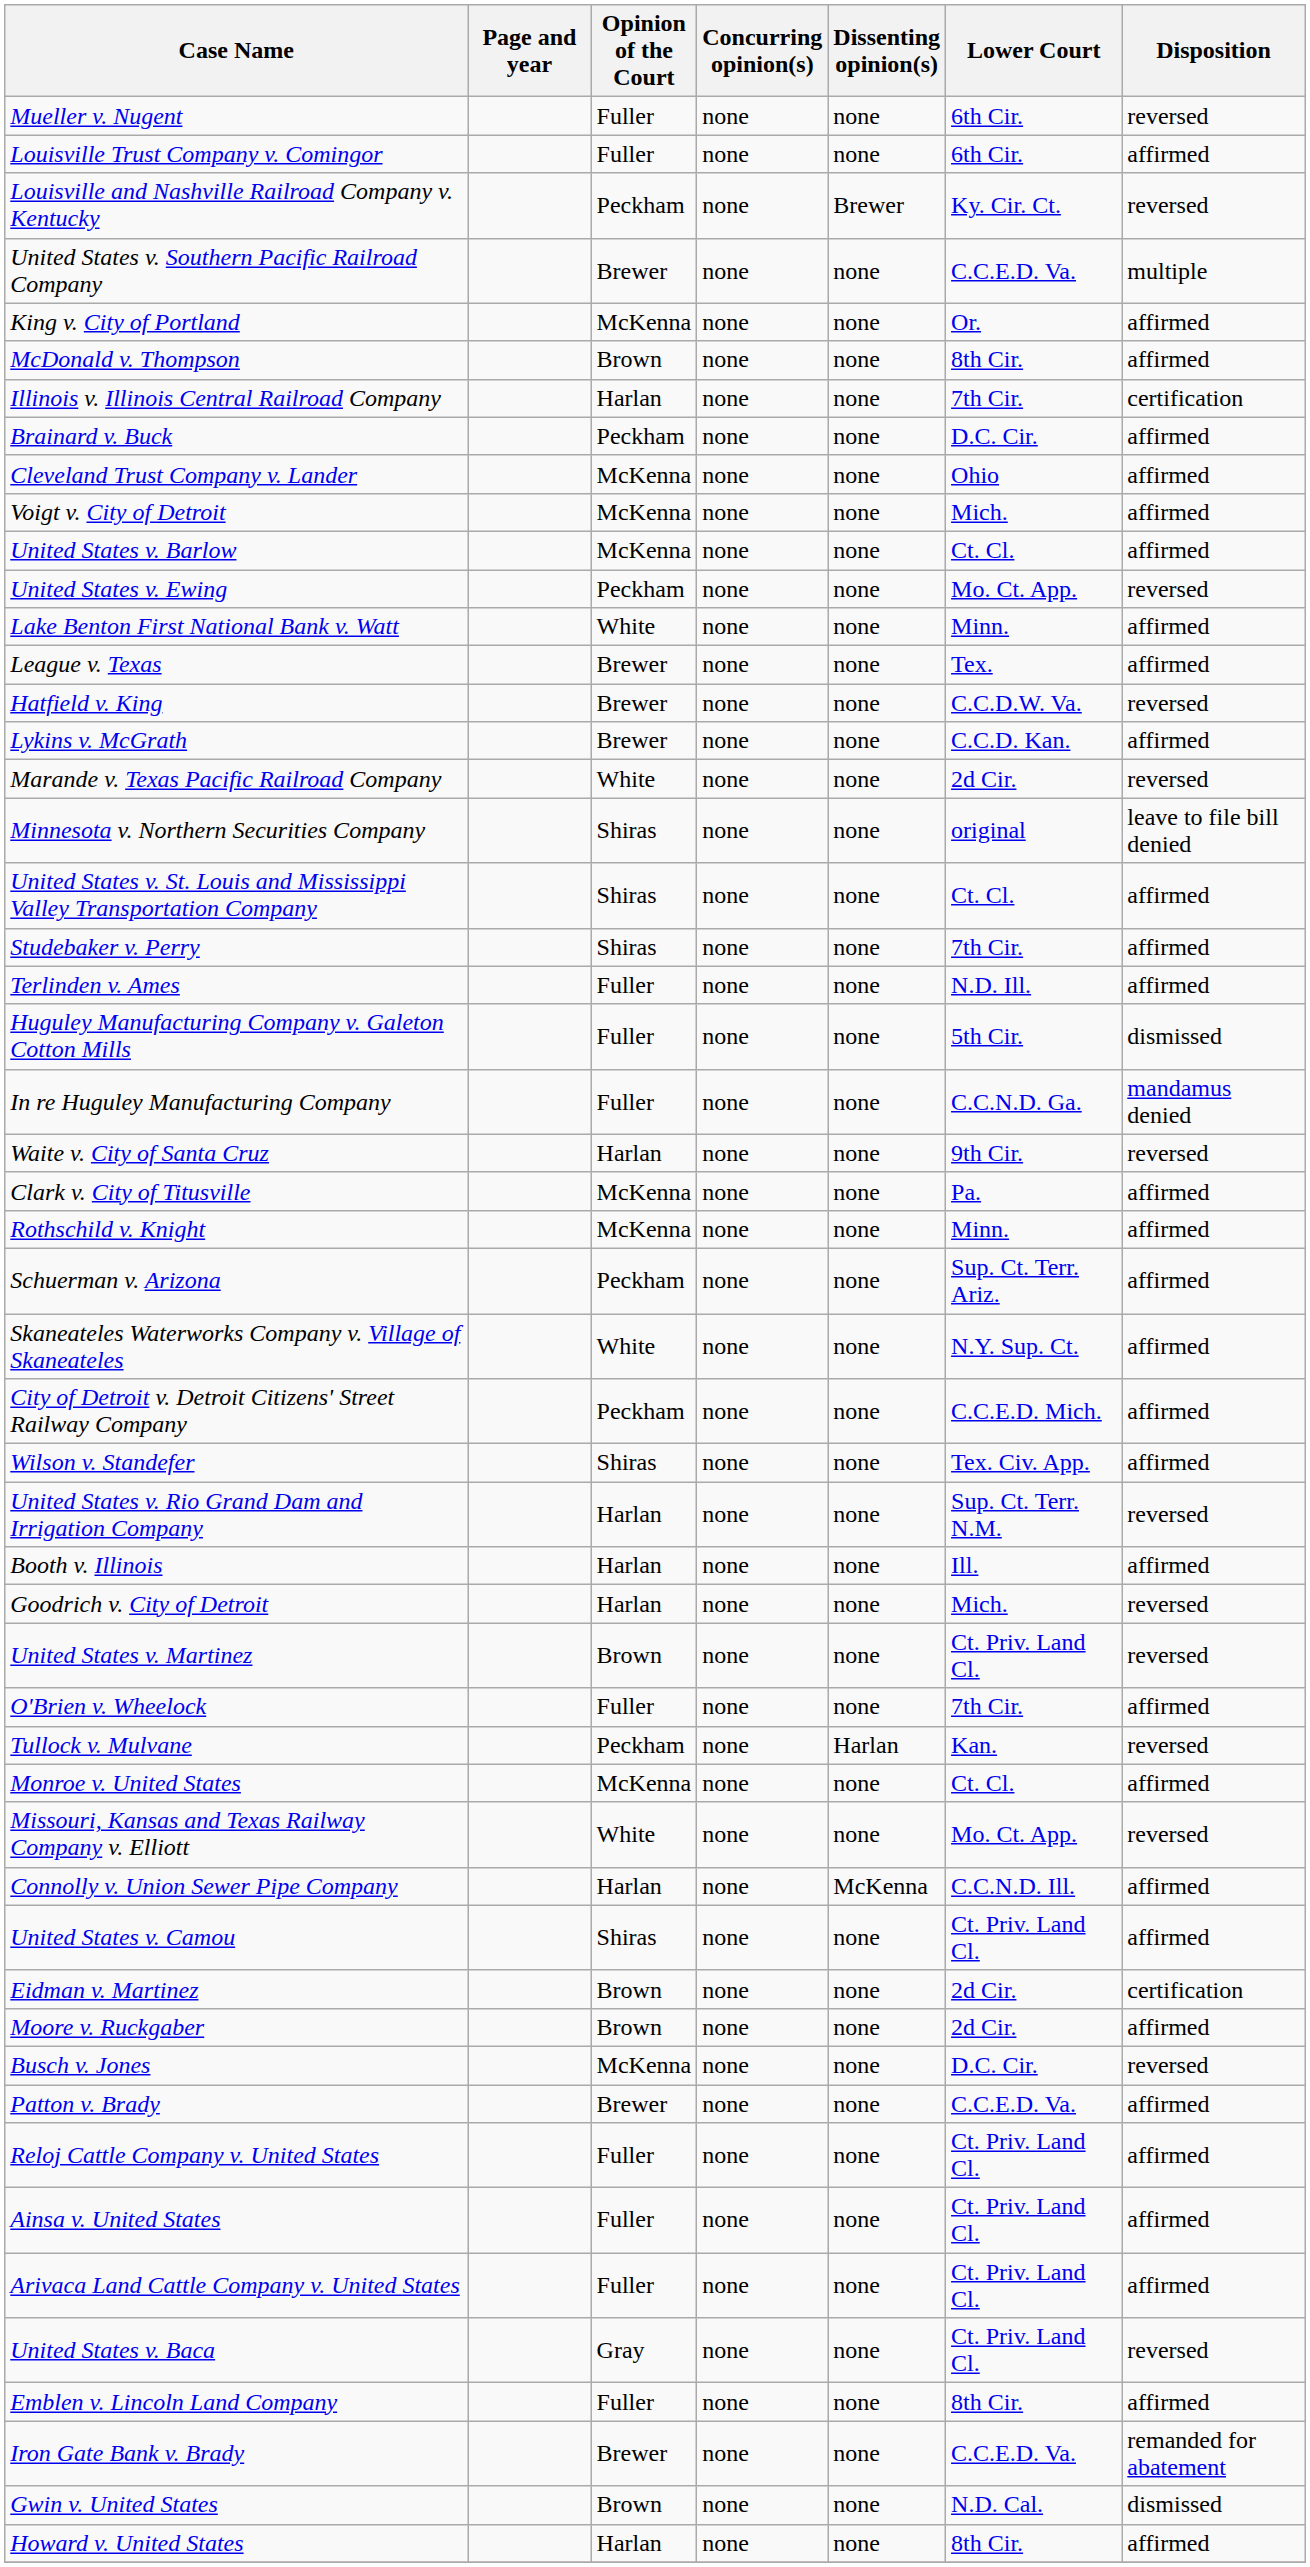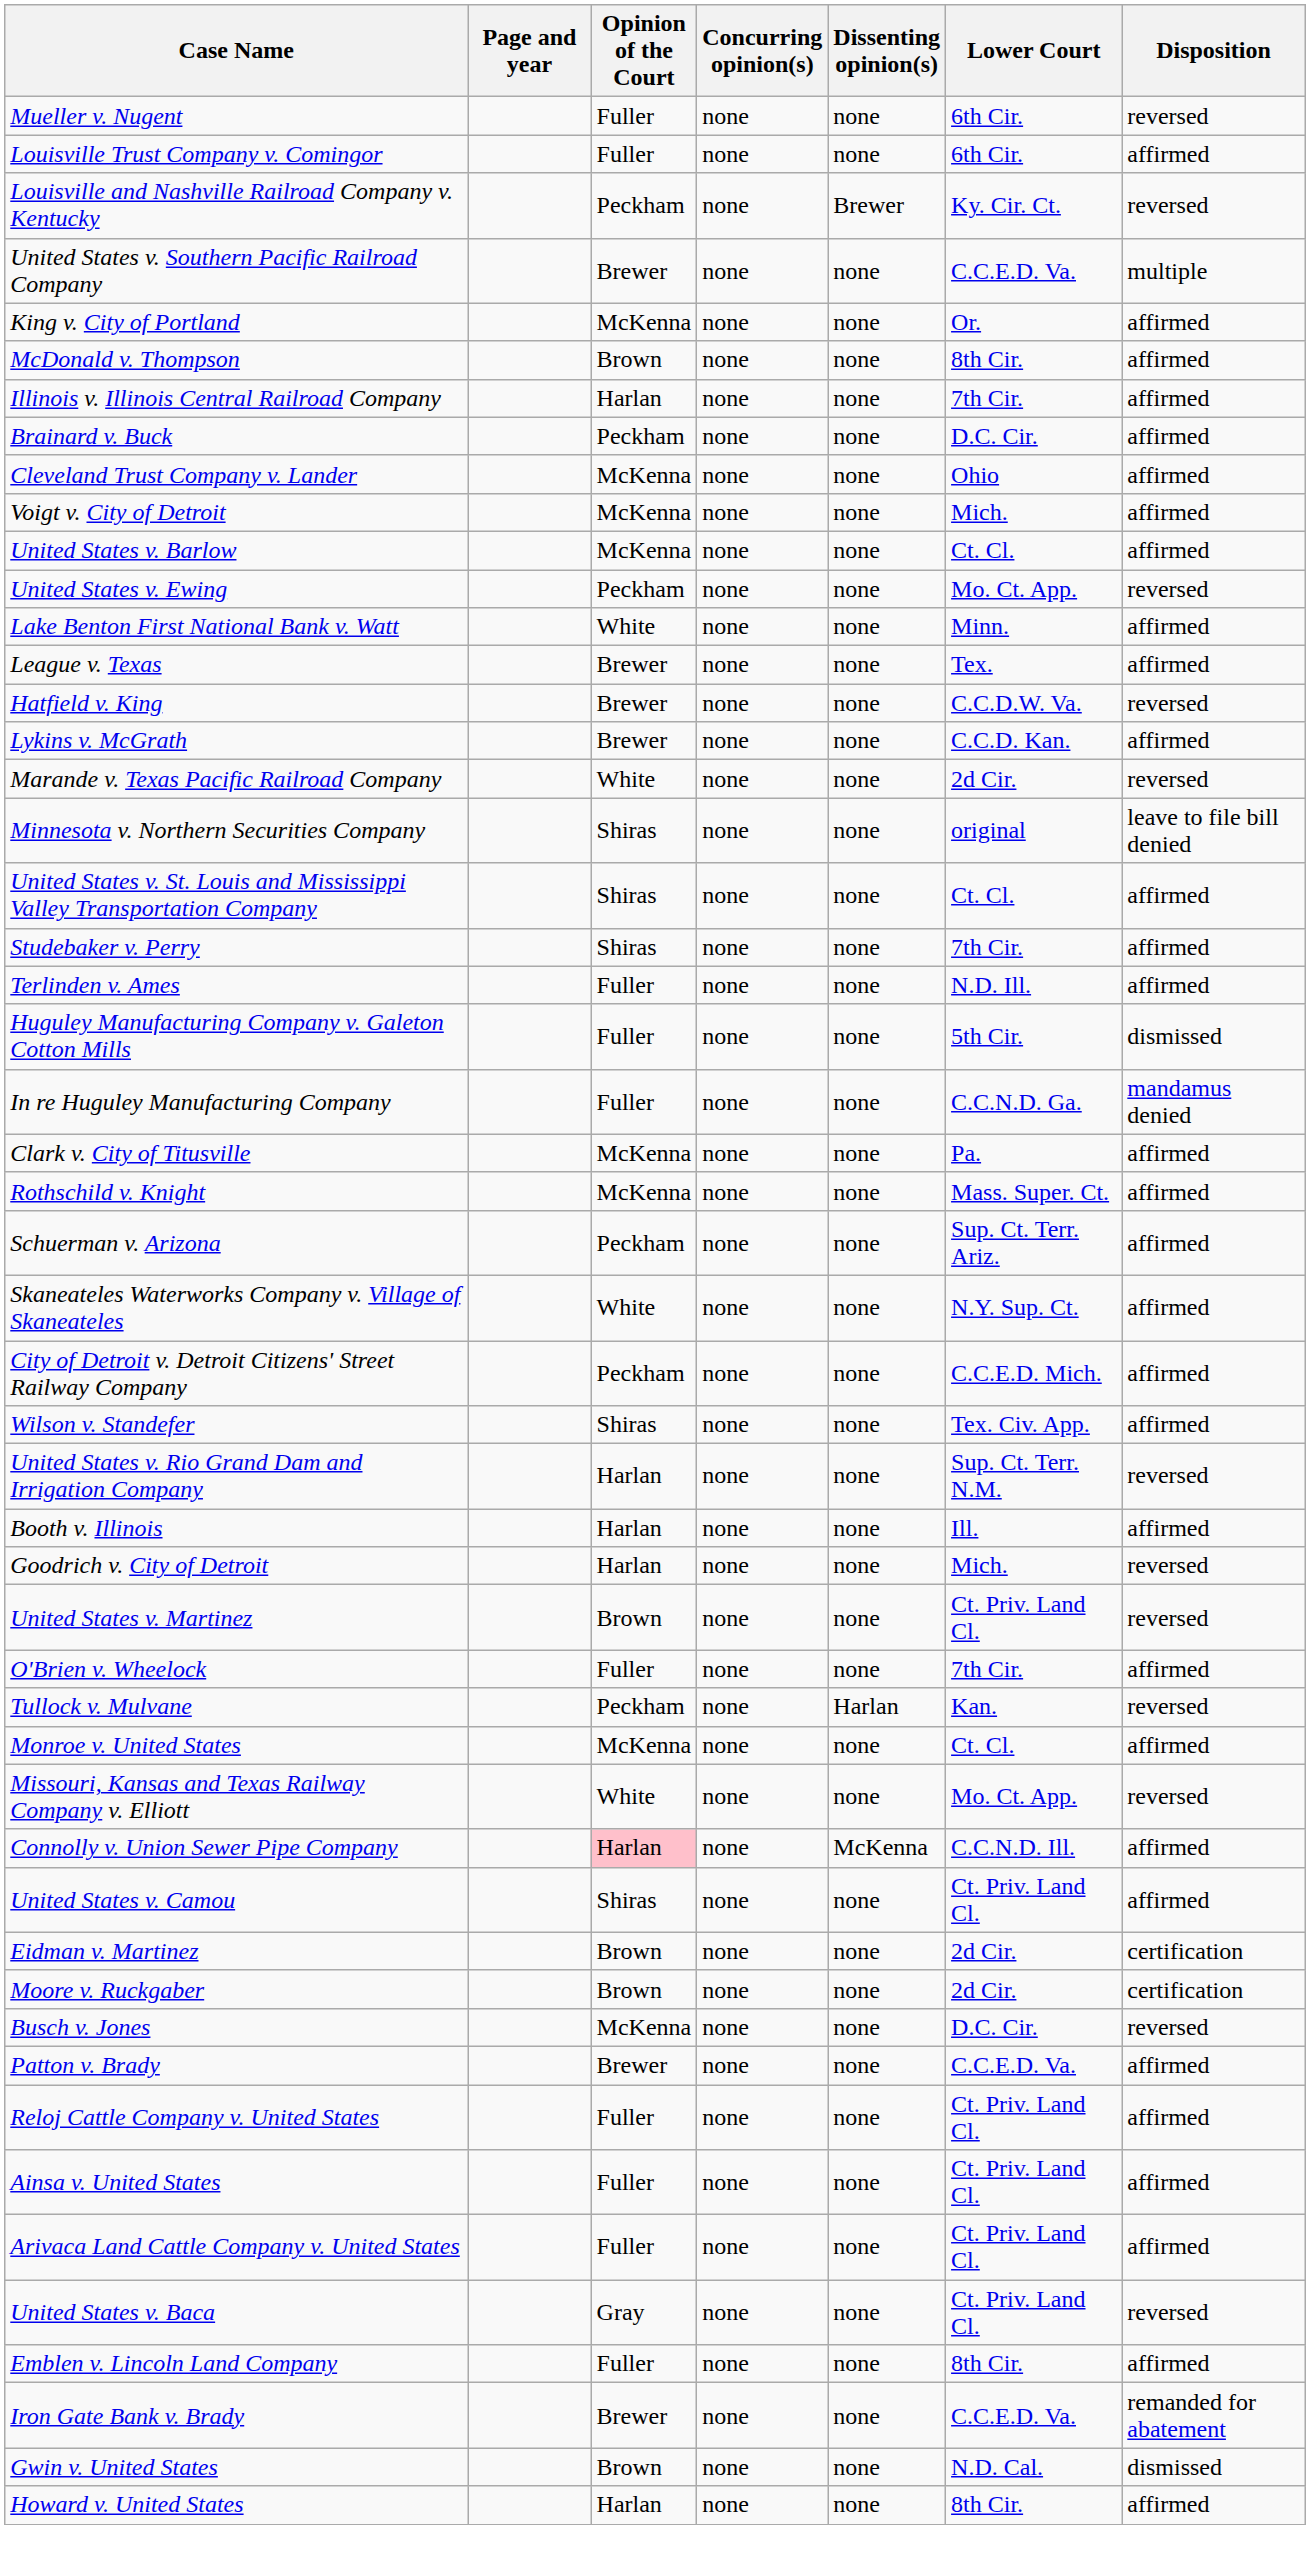(1185, 397) certification -> (1168, 397) affirmed
- row: (140, 1153)
(980, 1229) Minn. -> (1030, 1191) Mass. Super. Ct.
(629, 1885) no background -> (629, 1847) pink background
(1168, 2027) affirmed -> (1185, 1989) certification
